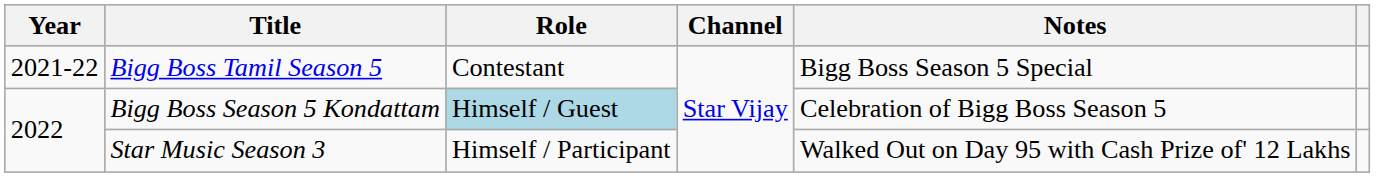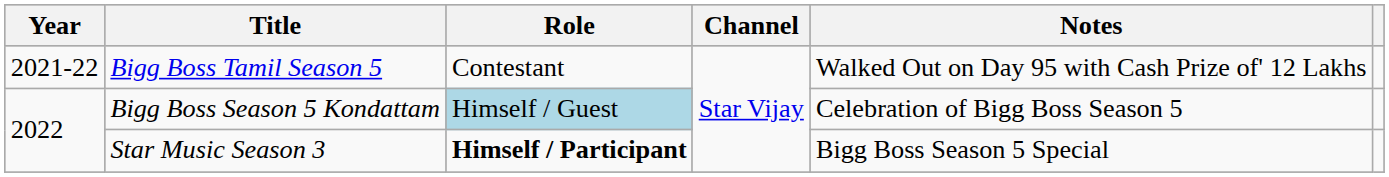(946, 66) Bigg Boss Season 5 Special -> (1091, 66) Walked Out on Day 95 with Cash Prize of' 12 Lakhs
(561, 150) normal -> (569, 150) bold
(1075, 150) Walked Out on Day 95 with Cash Prize of' 12 Lakhs -> (962, 150) Bigg Boss Season 5 Special
